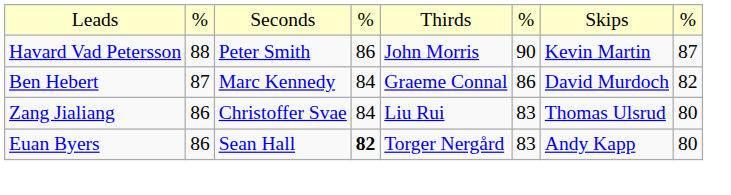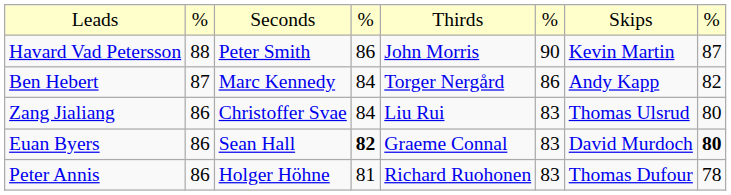(446, 81) Graeme Connal -> (444, 81) Torger Nergård
(607, 81) David Murdoch -> (614, 81) Andy Kapp
(444, 143) Torger Nergård -> (446, 143) Graeme Connal
(590, 143) Andy Kapp -> (631, 143) David Murdoch
(688, 143) normal -> (712, 143) bold
+ row: (54, 174)
